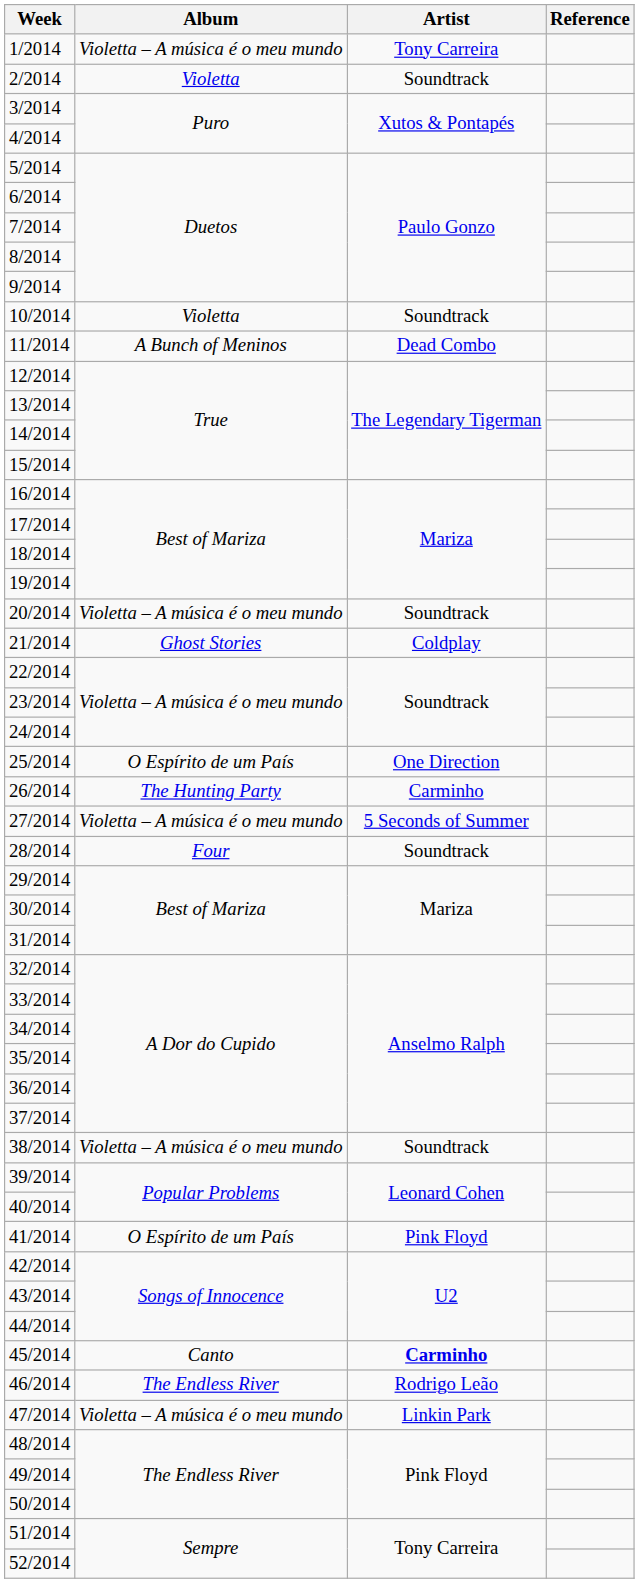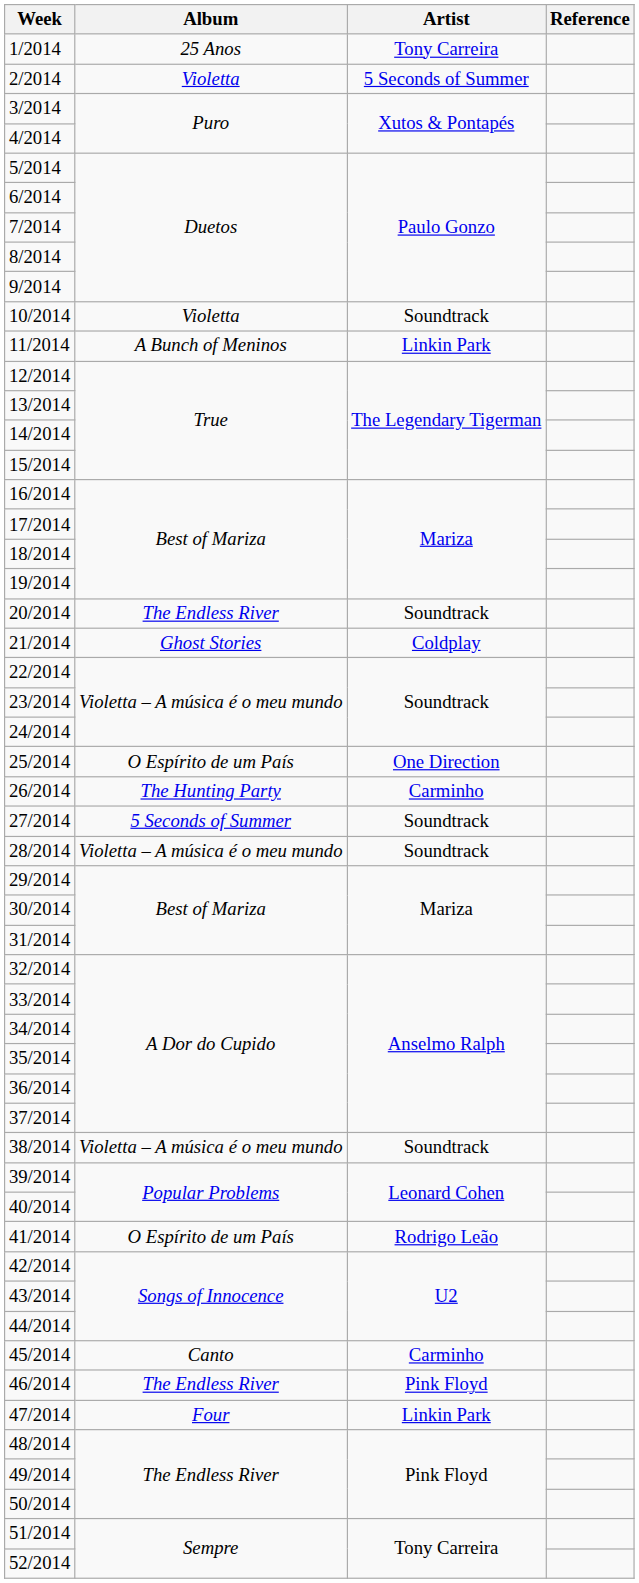(211, 49) Violetta – A música é o meu mundo -> (211, 49) 25 Anos
(446, 78) Soundtrack -> (446, 78) 5 Seconds of Summer
(446, 345) Dead Combo -> (446, 345) Linkin Park
(211, 613) Violetta – A música é o meu mundo -> (211, 613) The Endless River
(211, 820) Violetta – A música é o meu mundo -> (211, 820) 5 Seconds of Summer
(446, 820) 5 Seconds of Summer -> (446, 820) Soundtrack
(211, 850) Four -> (211, 850) Violetta – A música é o meu mundo
(446, 1236) Pink Floyd -> (446, 1236) Rodrigo Leão
(446, 1355) bold -> (446, 1355) normal
(446, 1385) Rodrigo Leão -> (446, 1385) Pink Floyd
(211, 1414) Violetta – A música é o meu mundo -> (211, 1414) Four
